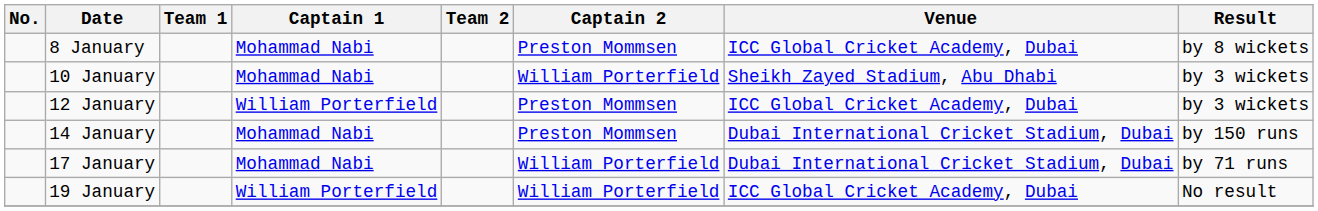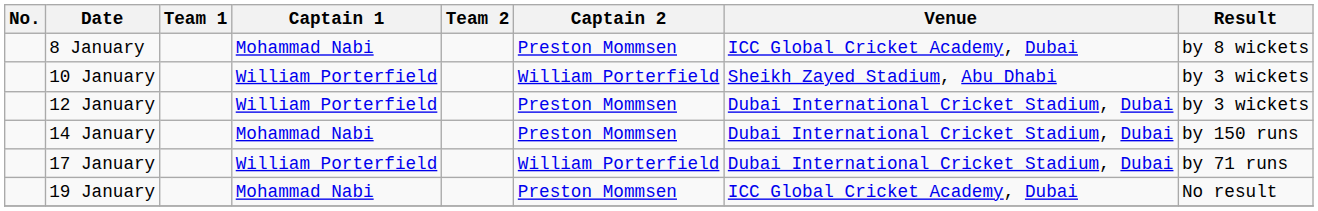(305, 77) Mohammad Nabi -> (337, 77) William Porterfield
(903, 106) ICC Global Cricket Academy, Dubai -> (951, 106) Dubai International Cricket Stadium, Dubai
(305, 163) Mohammad Nabi -> (337, 163) William Porterfield
(337, 192) William Porterfield -> (305, 192) Mohammad Nabi
(619, 192) William Porterfield -> (597, 192) Preston Mommsen
